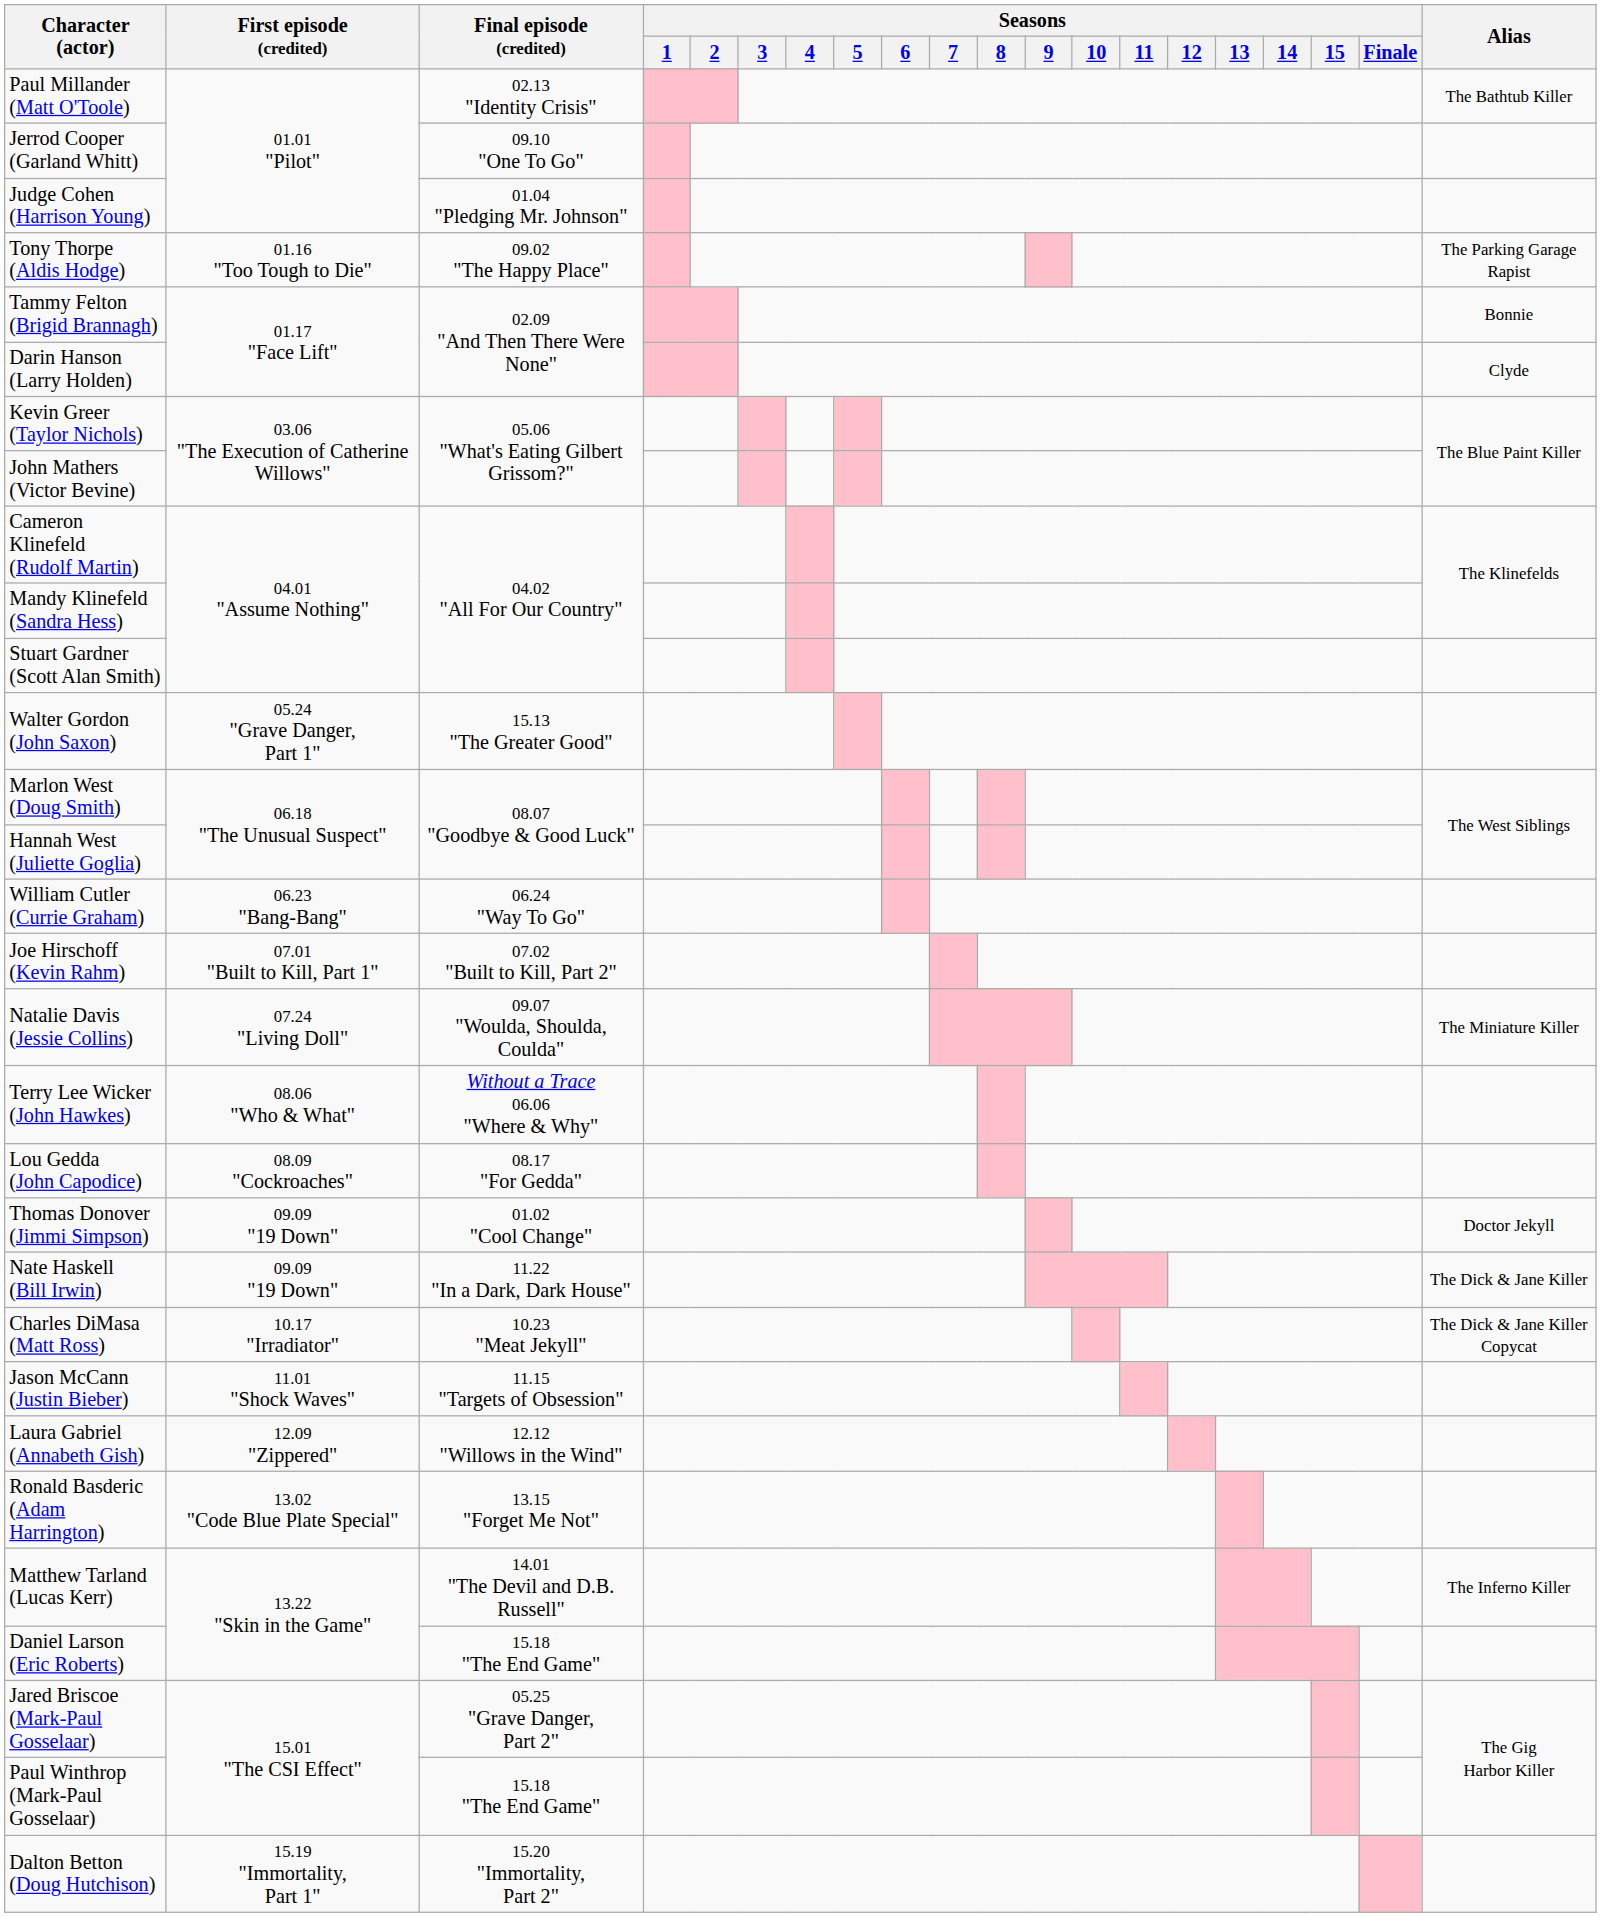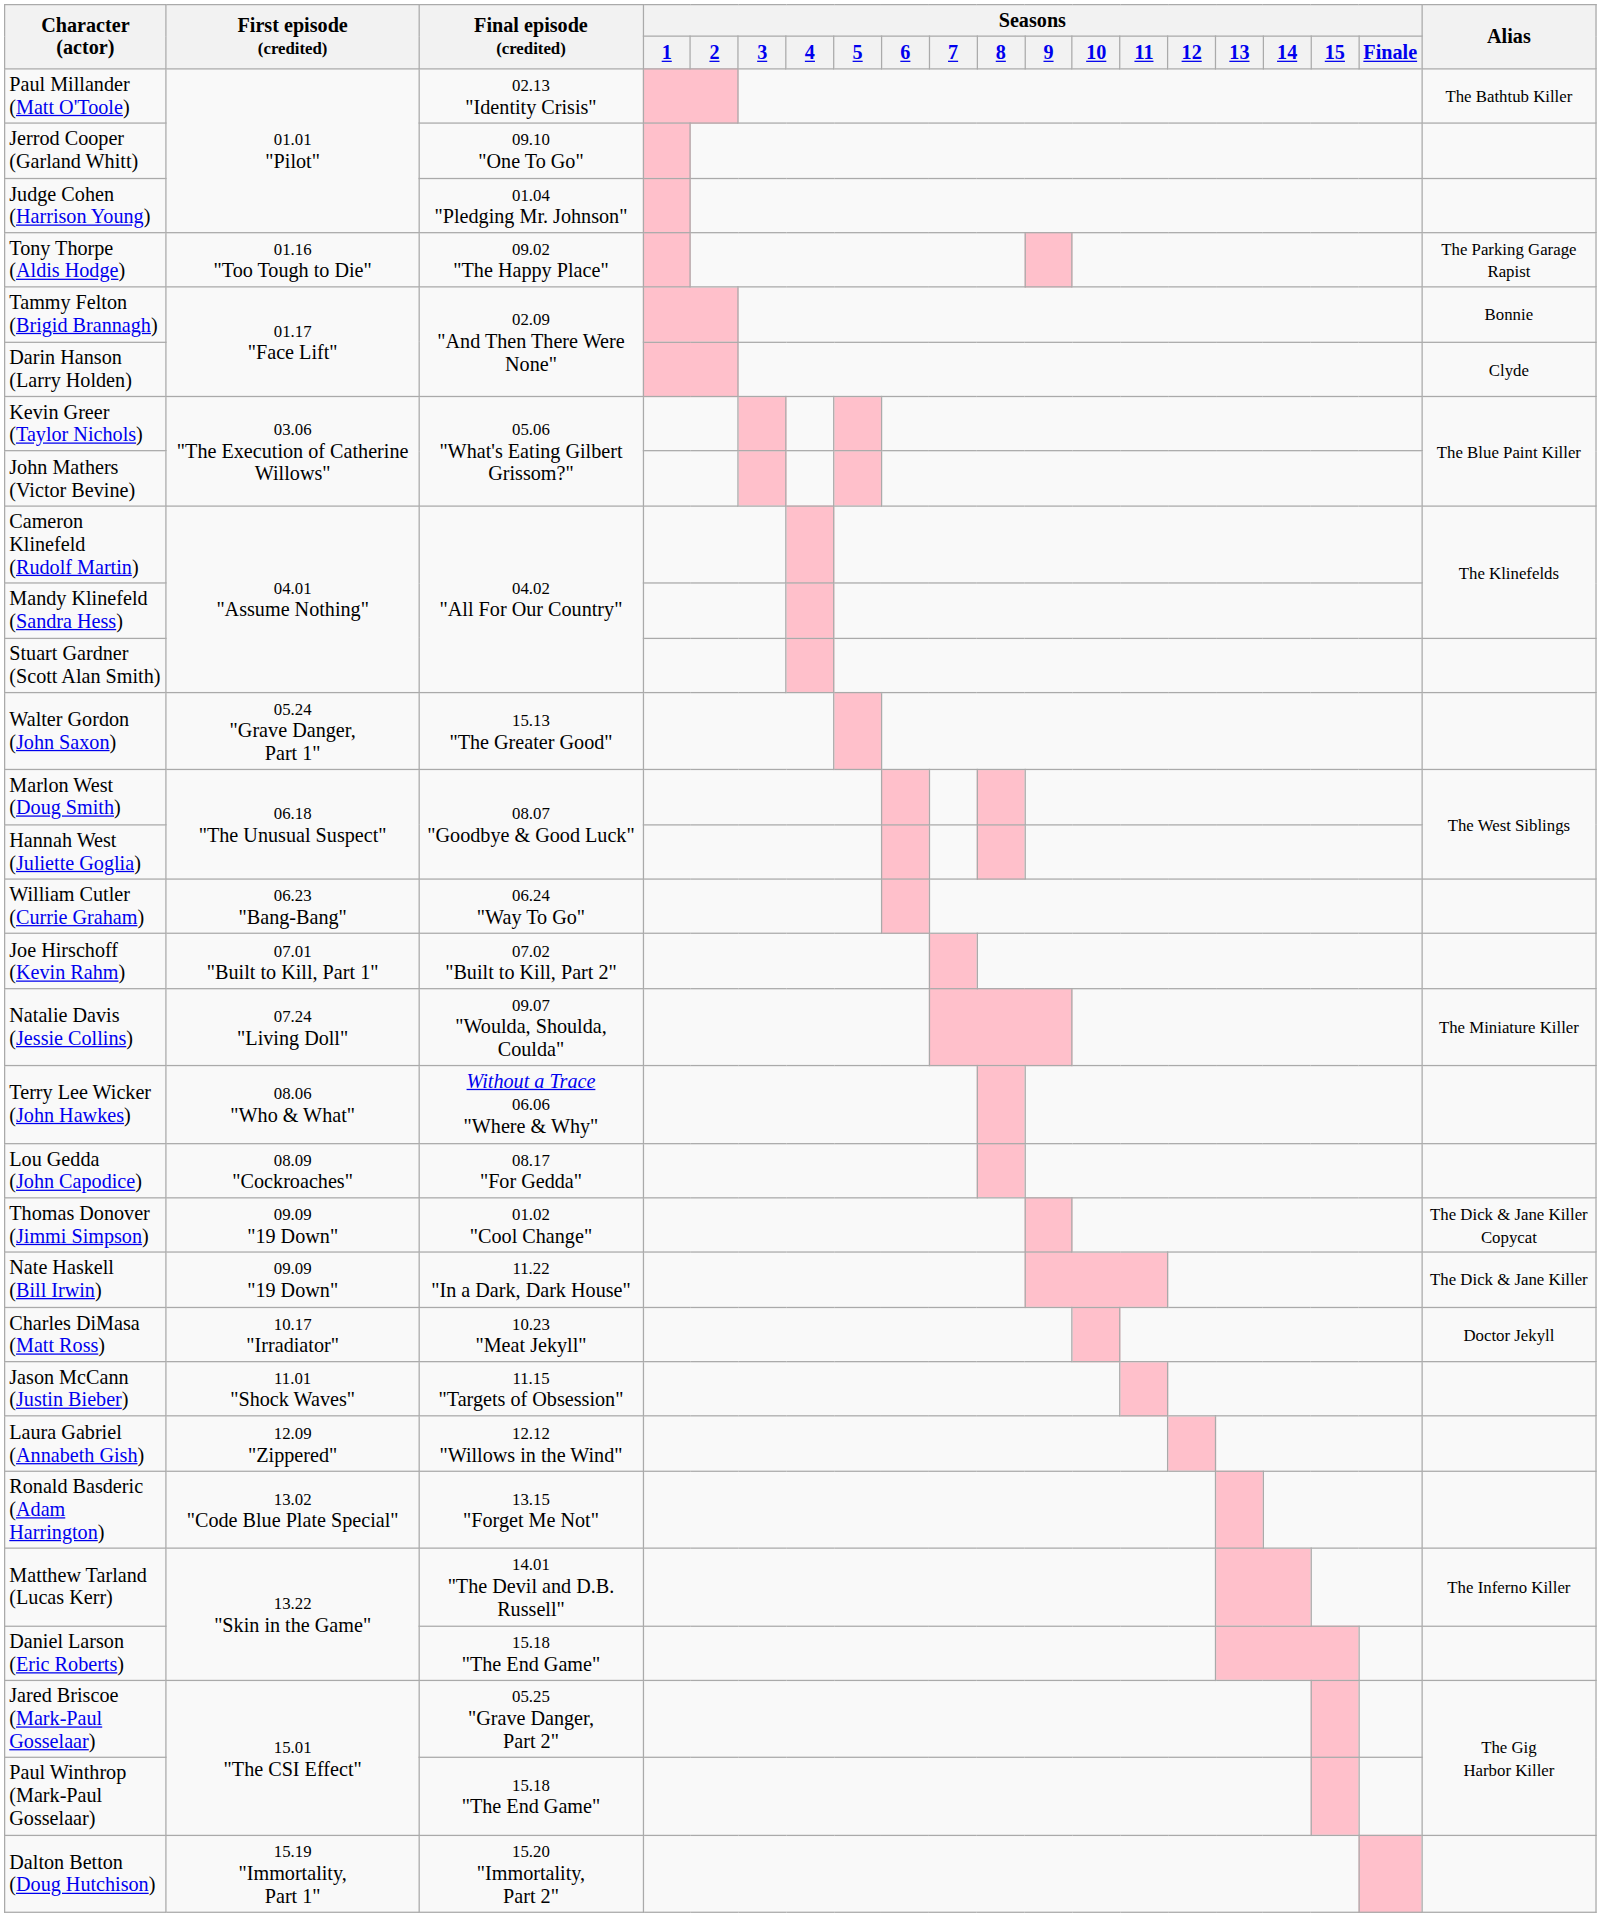(1509, 1226) Doctor Jekyll -> (1509, 1226) The Dick & Jane Killer Copycat
(1509, 1335) The Dick & Jane Killer Copycat -> (1509, 1335) Doctor Jekyll
